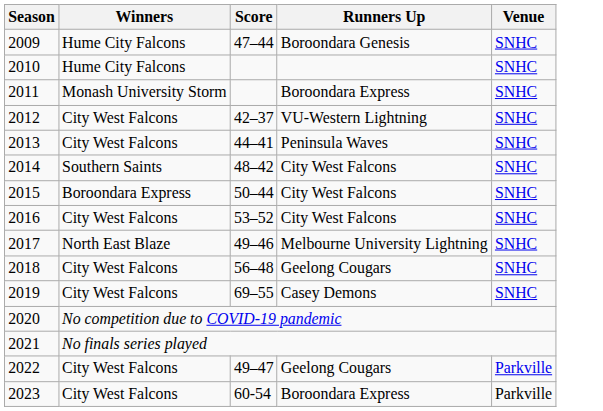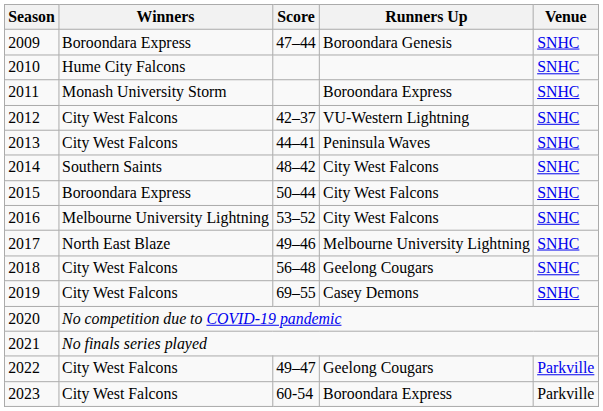(124, 42) Hume City Falcons -> (127, 42) Boroondara Express
(120, 218) City West Falcons -> (165, 218) Melbourne University Lightning
